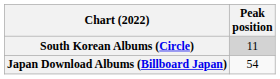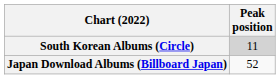(252, 64) 54 -> (252, 64) 52
